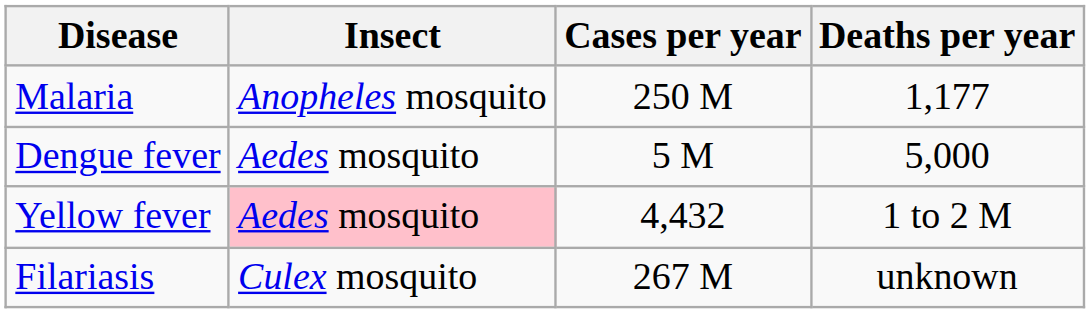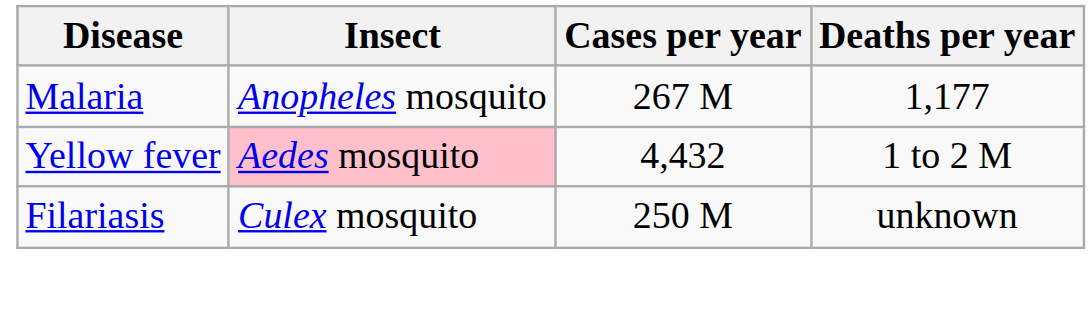(683, 95) 250 M -> (683, 95) 267 M
- row: (118, 155)
(683, 276) 267 M -> (683, 215) 250 M
